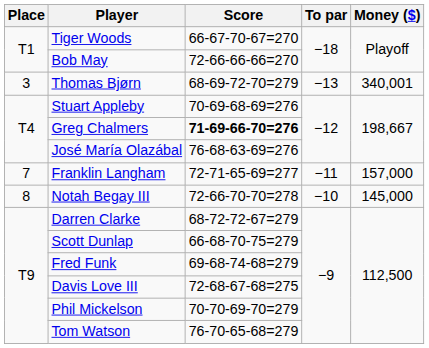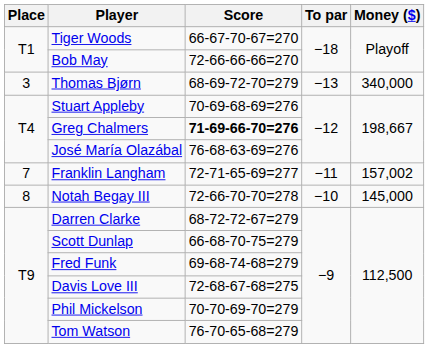(387, 83) 340,001 -> (387, 83) 340,000
(387, 173) 157,000 -> (387, 173) 157,002
